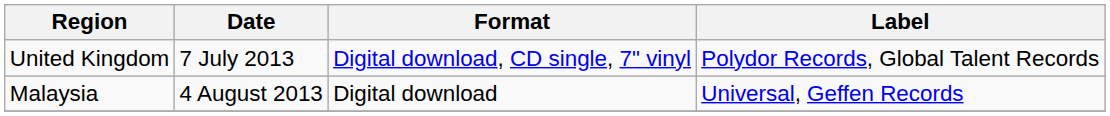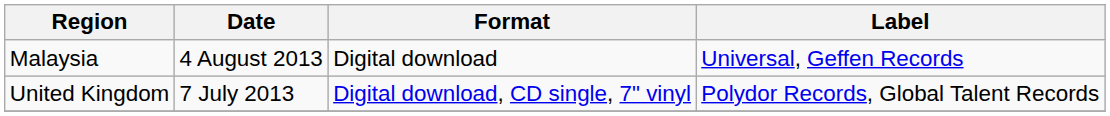rows swapped: (90, 57) <-> (54, 93)
